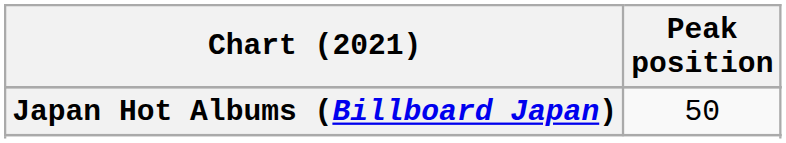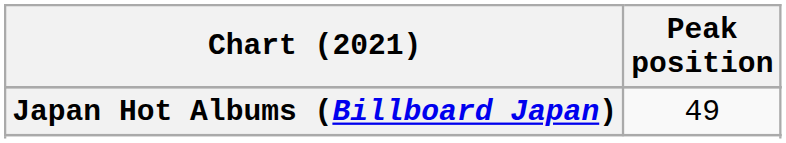(702, 112) 50 -> (702, 112) 49
